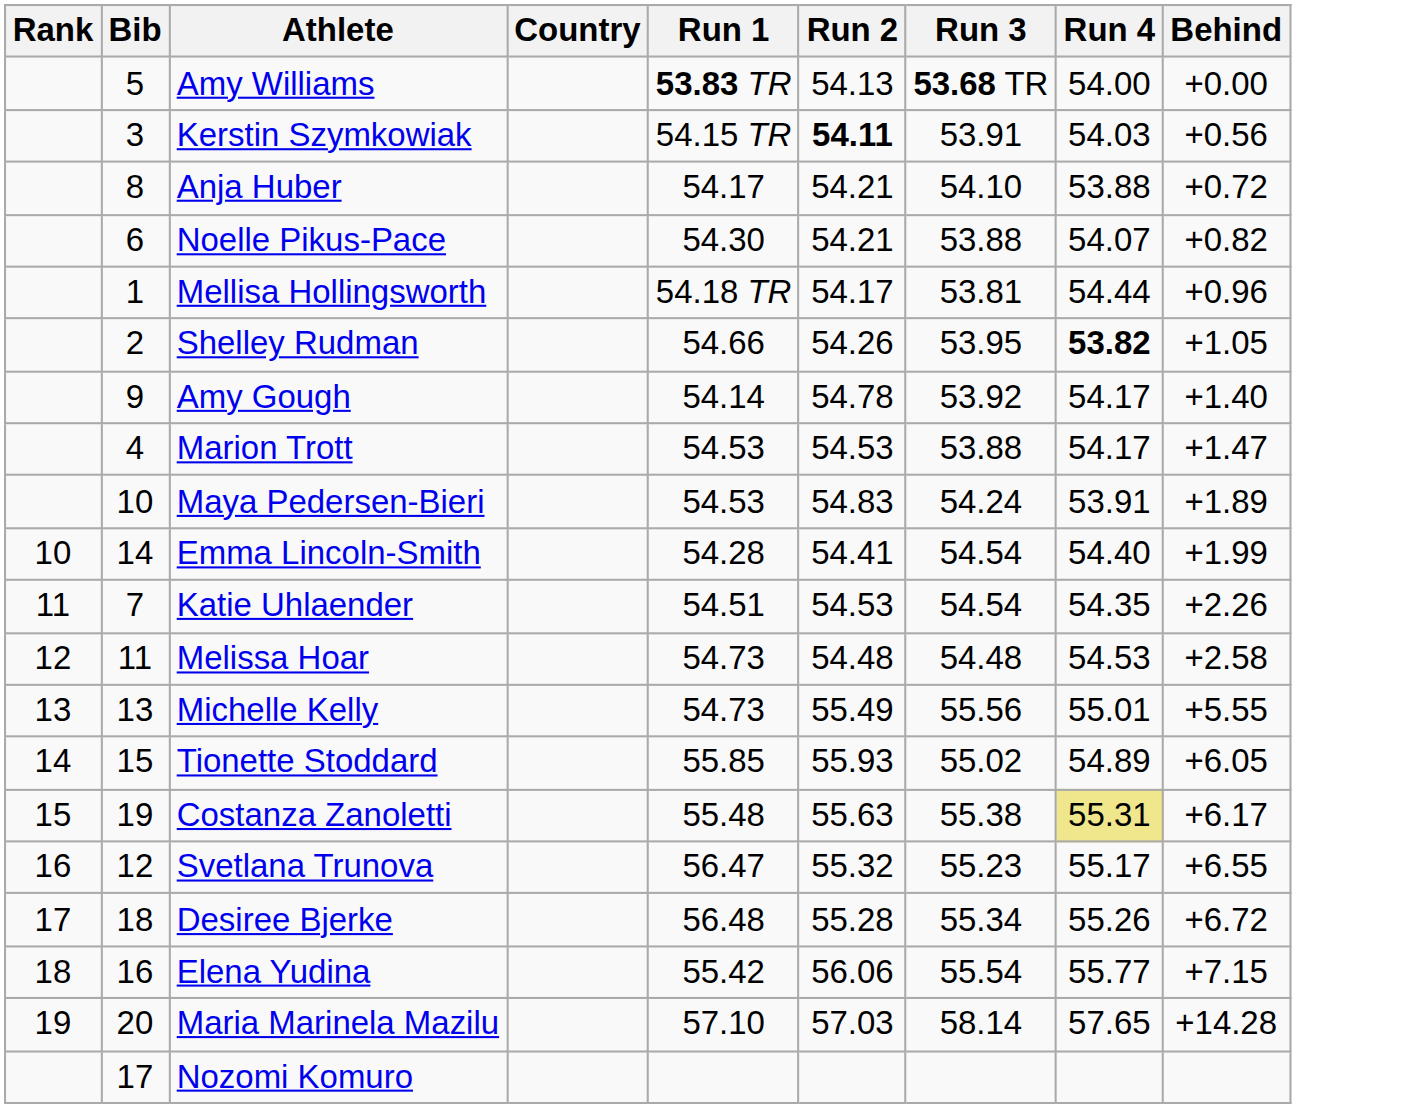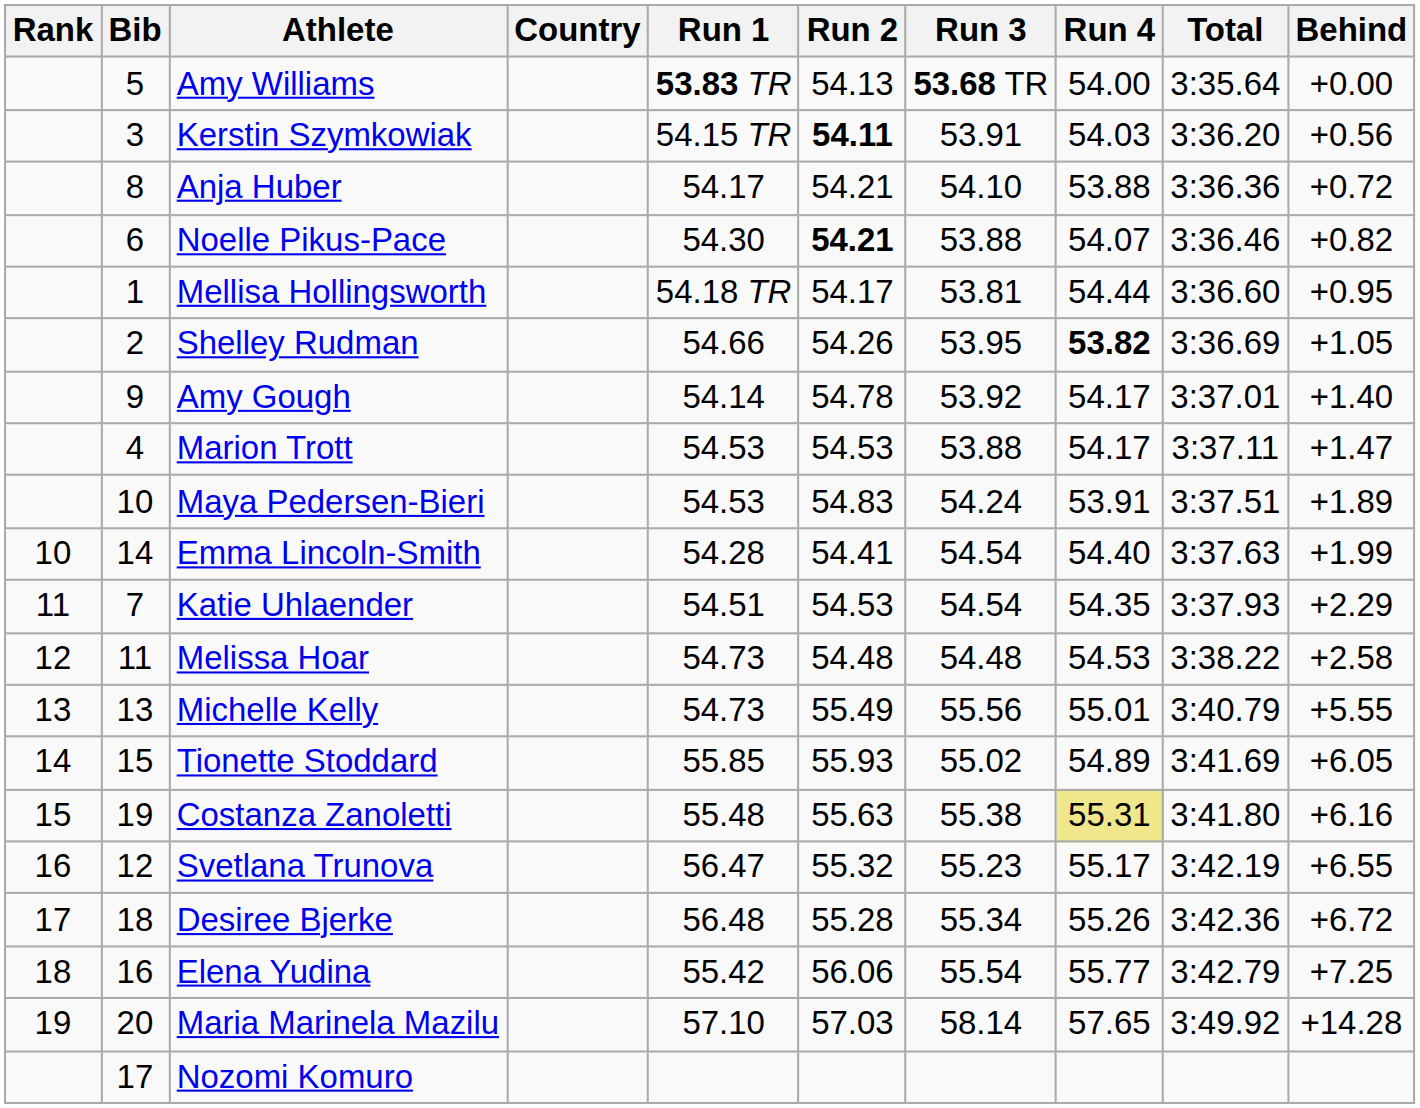+ column: (1225, 30)
(852, 239) normal -> (852, 239) bold
(1226, 291) +0.96 -> (1351, 291) +0.95
(1226, 605) +2.26 -> (1351, 605) +2.29
(1226, 814) +6.17 -> (1351, 814) +6.16
(1226, 971) +7.15 -> (1351, 971) +7.25
